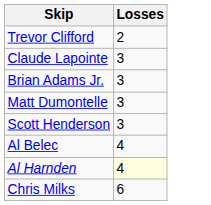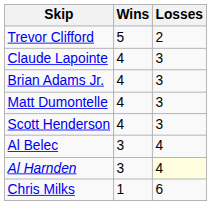+ column: (133, 15)
